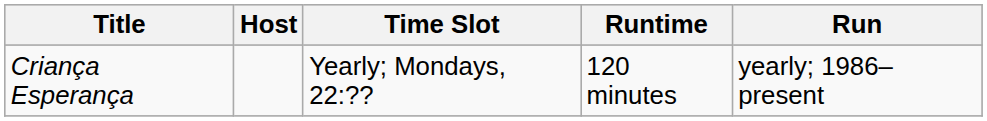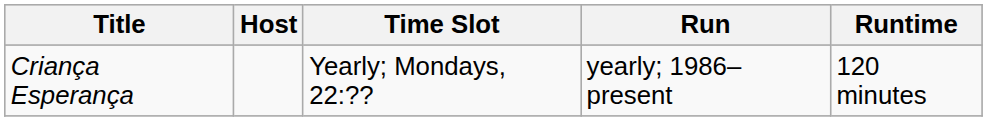columns swapped: (857, 24) <-> (656, 24)
